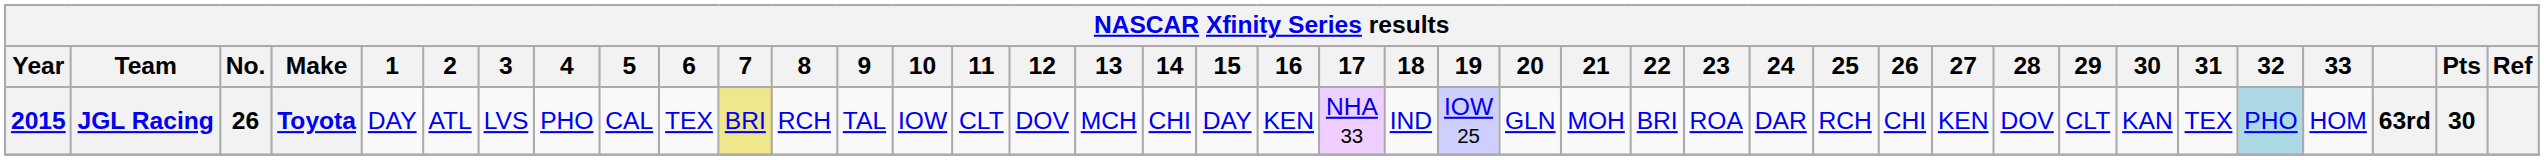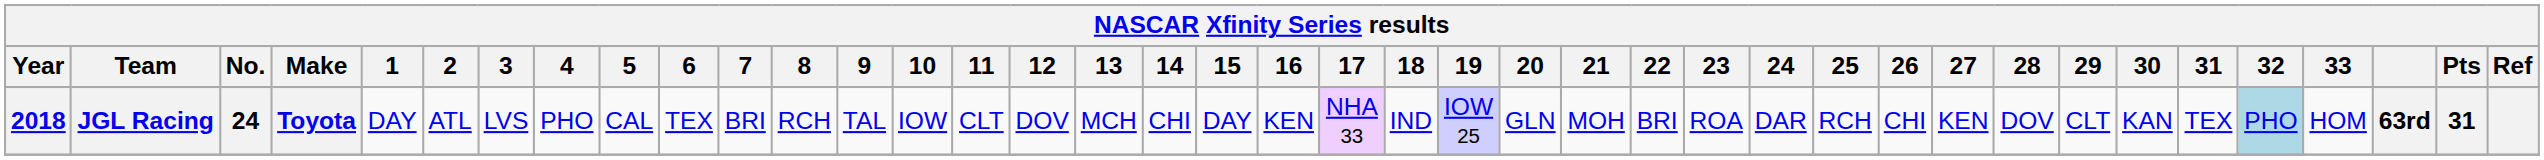(38, 121) 2015 -> (38, 121) 2018
(245, 121) 26 -> (245, 121) 24
(745, 121) khaki background -> (745, 121) no background
(2462, 121) 30 -> (2462, 121) 31
